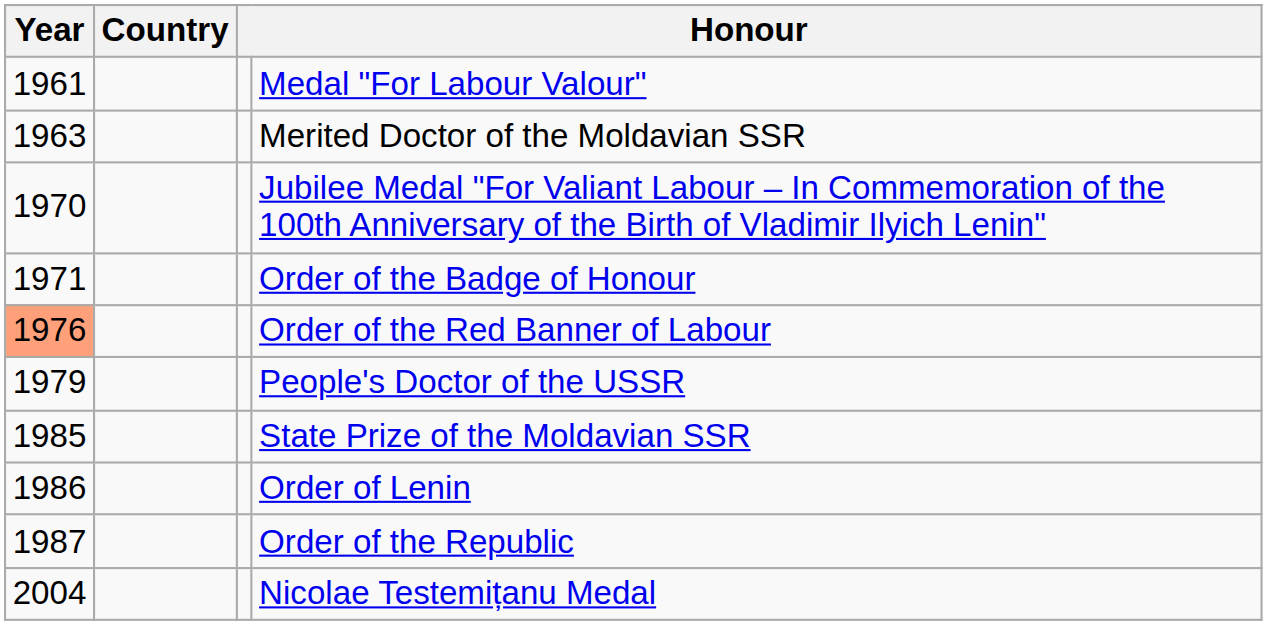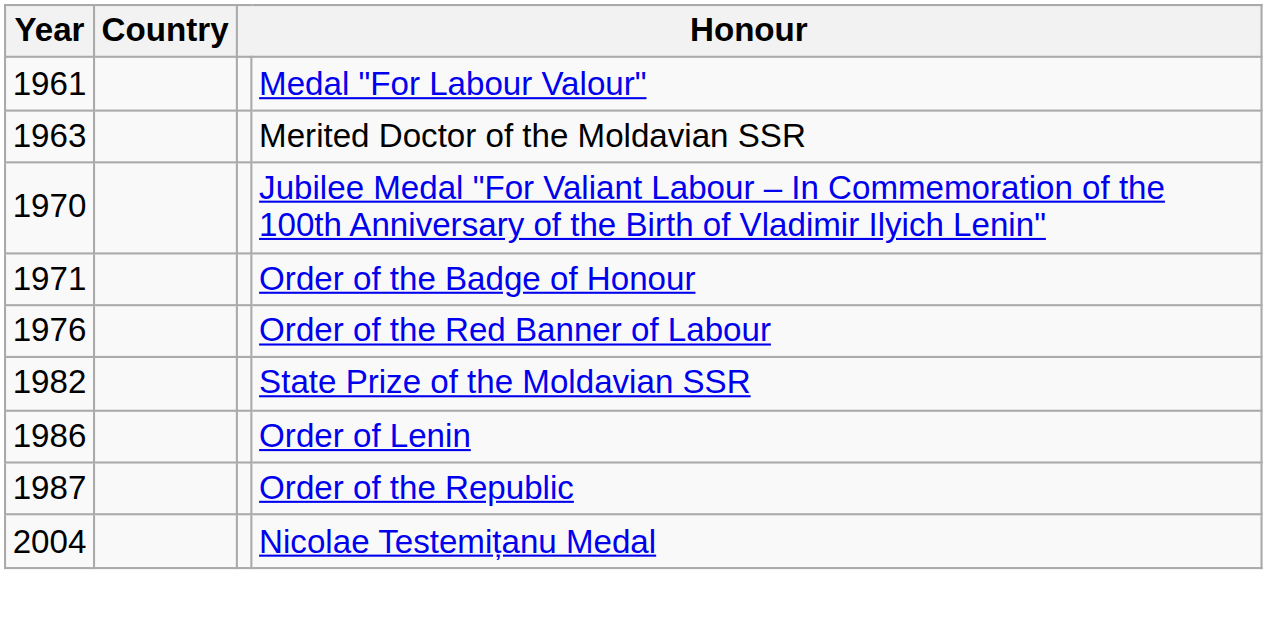(50, 330) lightsalmon background -> (50, 330) no background
- row: (472, 383)
(50, 435) 1985 -> (50, 383) 1982
